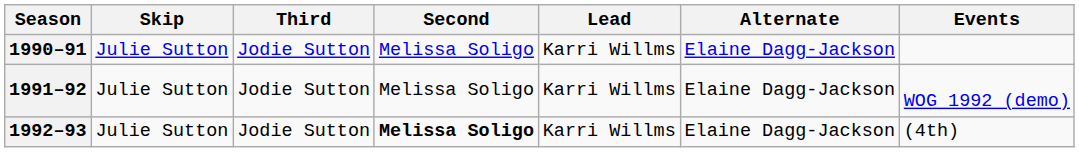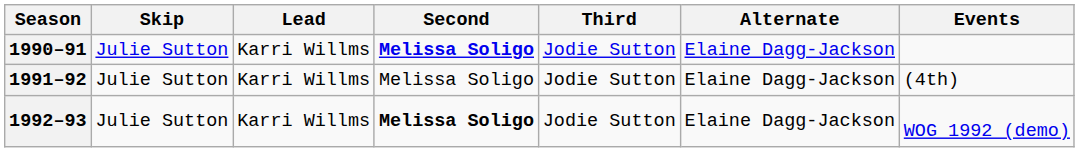columns swapped: (304, 20) <-> (609, 20)
(456, 50) normal -> (456, 50) bold
(987, 101) WOG 1992 (demo) -> (931, 80) (4th)
(931, 131) (4th) -> (987, 131) WOG 1992 (demo)
